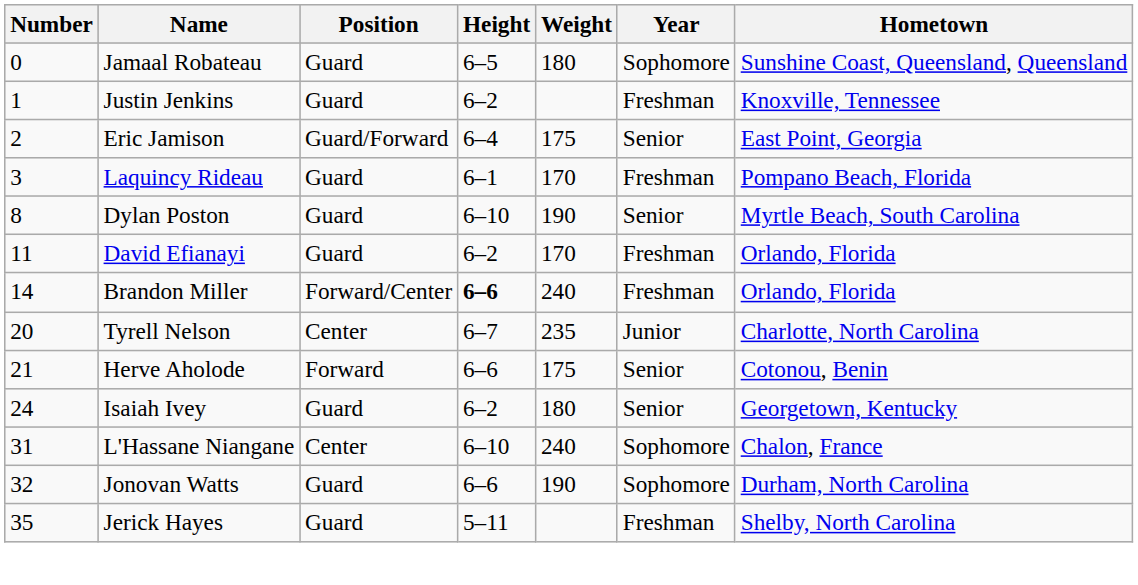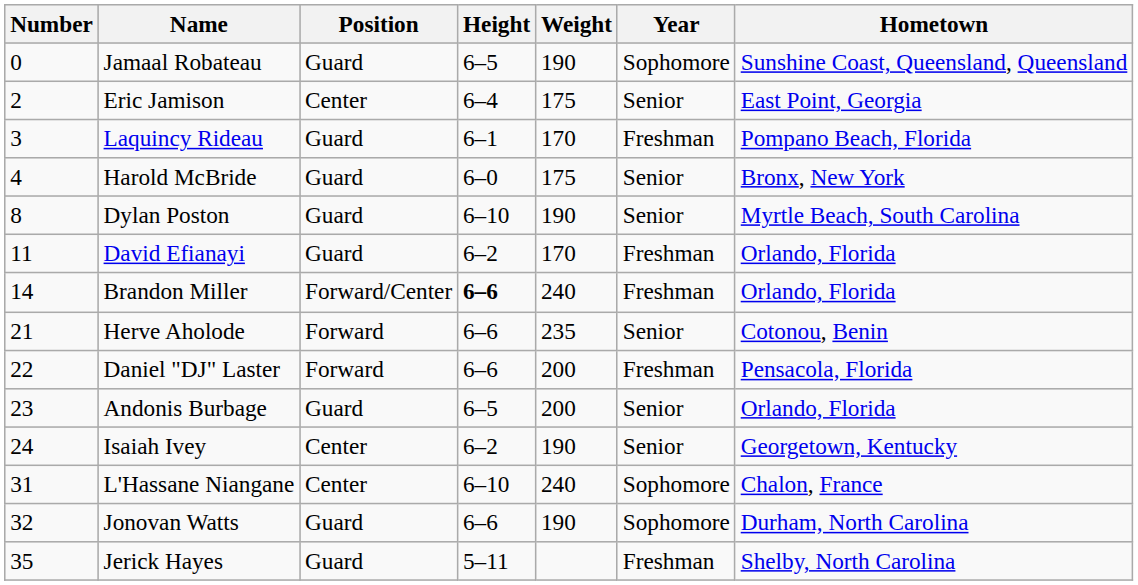(558, 62) 180 -> (558, 62) 190
- row: (168, 100)
(377, 138) Guard/Forward -> (336, 100) Center
+ row: (180, 177)
- row: (167, 330)
(558, 368) 175 -> (558, 330) 235
+ row: (192, 368)
+ row: (185, 407)
(334, 407) Guard -> (336, 445) Center
(558, 407) 180 -> (558, 445) 190
